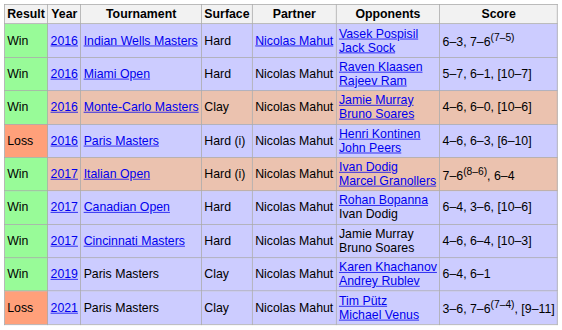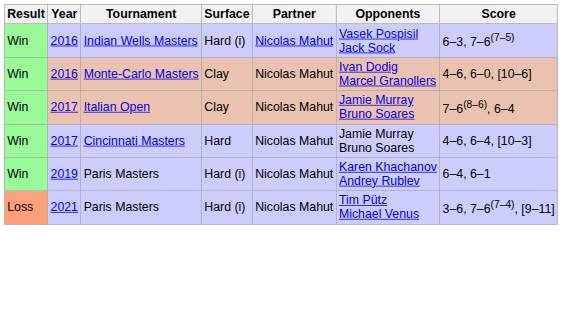(218, 40) Hard -> (225, 40) Hard (i)
- row: (64, 74)
(377, 107) Jamie Murray Bruno Soares -> (388, 74) Ivan Dodig Marcel Granollers
- row: (64, 140)
(225, 174) Hard (i) -> (217, 107) Clay
(388, 174) Ivan Dodig Marcel Granollers -> (377, 107) Jamie Murray Bruno Soares
- row: (64, 207)
(217, 274) Clay -> (225, 174) Hard (i)
(217, 307) Clay -> (225, 207) Hard (i)
